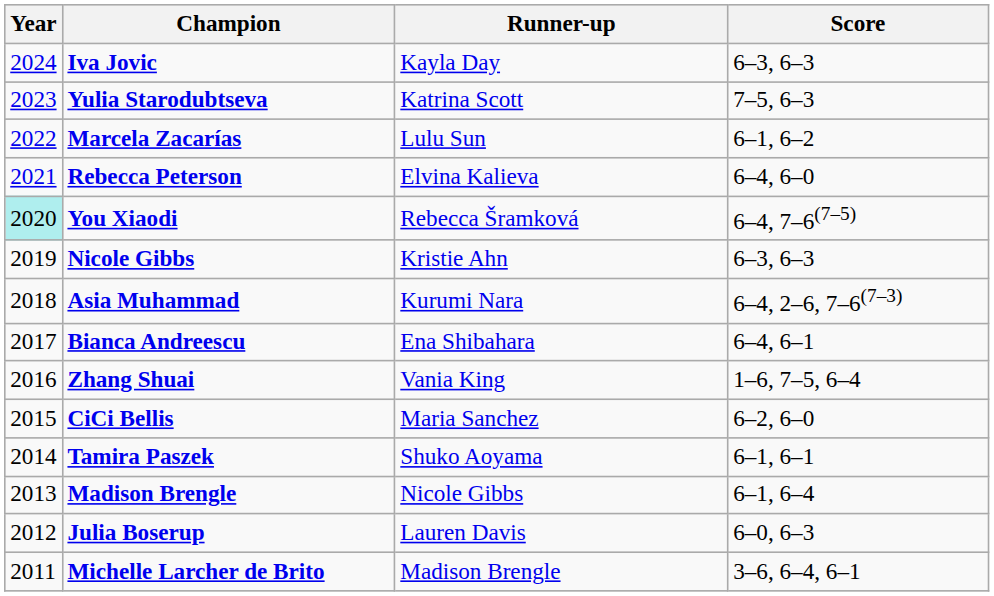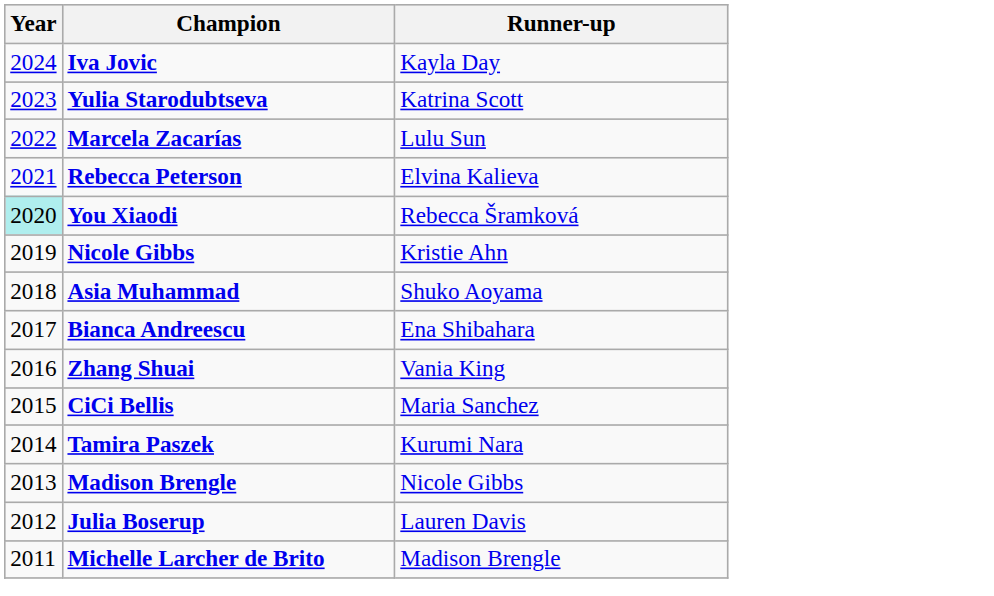- column: (858, 24)
(462, 300) Kurumi Nara -> (471, 291) Shuko Aoyama
(471, 456) Shuko Aoyama -> (462, 444) Kurumi Nara
